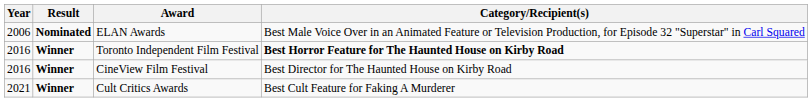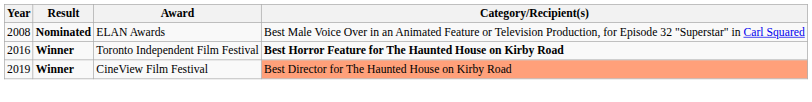(19, 32) 2006 -> (19, 32) 2008
(19, 69) 2016 -> (19, 69) 2019
(388, 69) no background -> (388, 69) lightsalmon background
- row: (142, 87)
